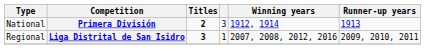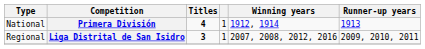(203, 24) 2 -> (203, 24) 4
(224, 24) 3 -> (224, 24) 1
